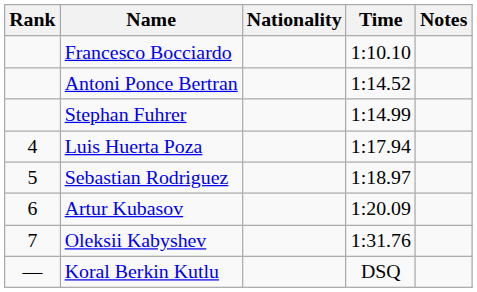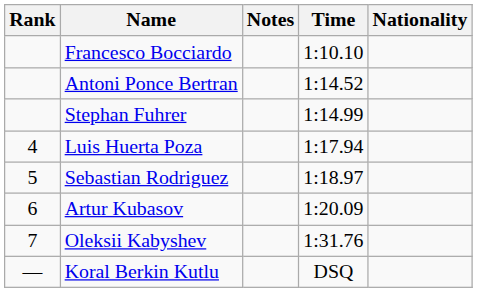columns swapped: (294, 20) <-> (444, 20)
